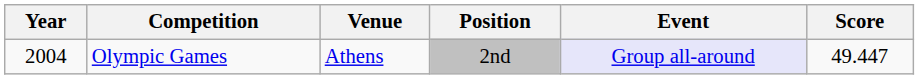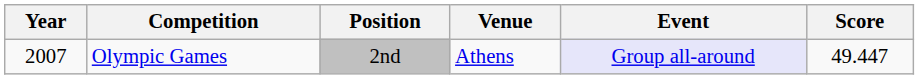columns swapped: (375, 21) <-> (495, 21)
(46, 56) 2004 -> (46, 56) 2007
